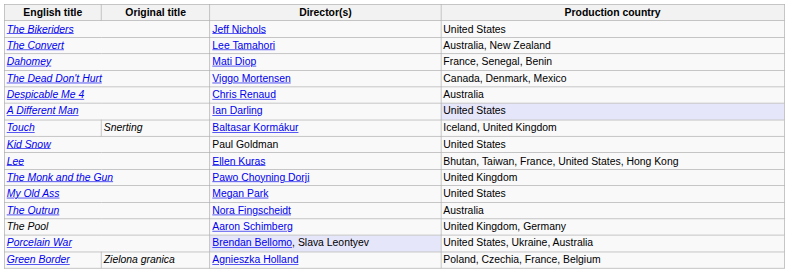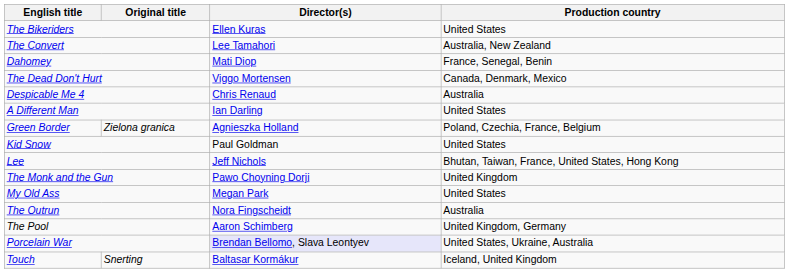(239, 29) Jeff Nichols -> (239, 29) Ellen Kuras
(475, 111) lavender background -> (475, 111) no background
rows swapped: (38, 260) <-> (21, 128)
(239, 161) Ellen Kuras -> (239, 161) Jeff Nichols
